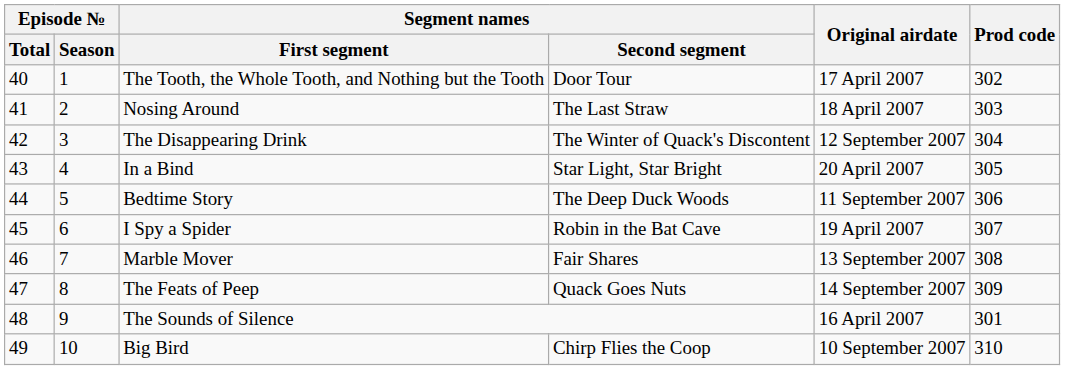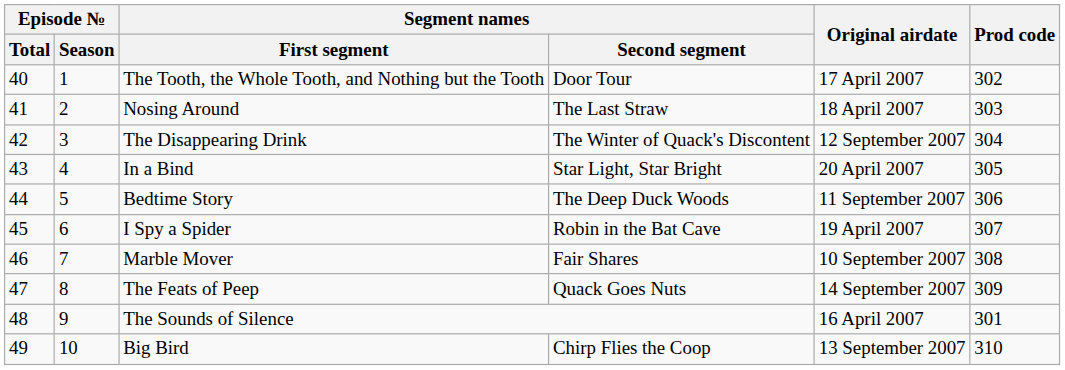(892, 259) 13 September 2007 -> (892, 259) 10 September 2007
(892, 348) 10 September 2007 -> (892, 348) 13 September 2007
